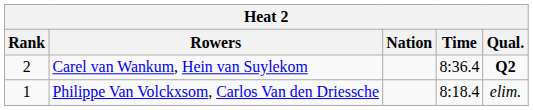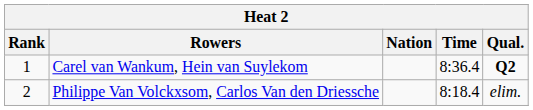(27, 67) 2 -> (27, 67) 1
(27, 92) 1 -> (27, 92) 2
